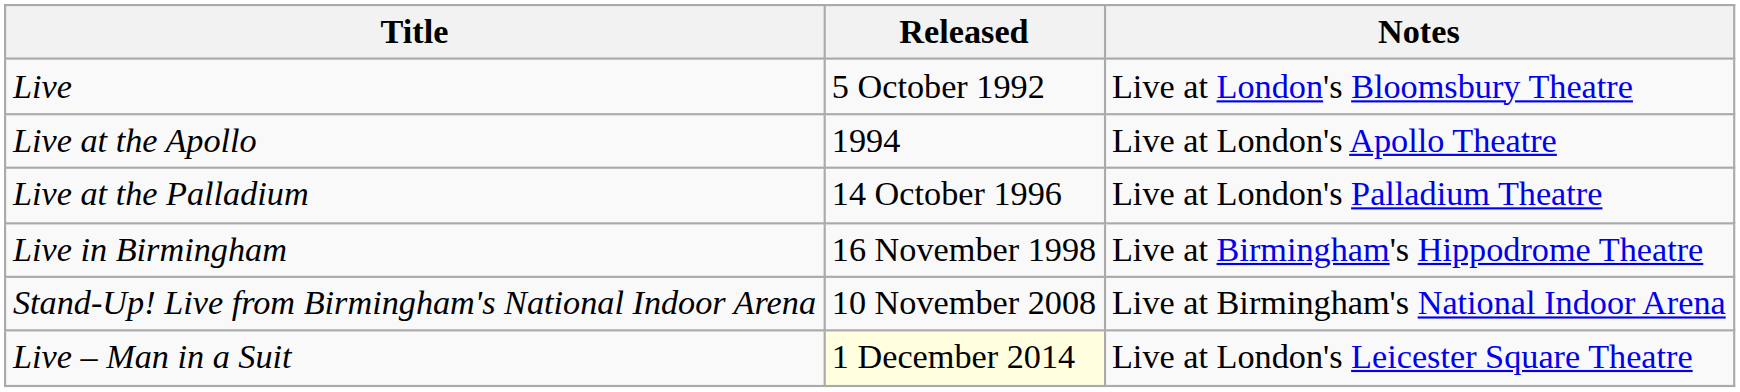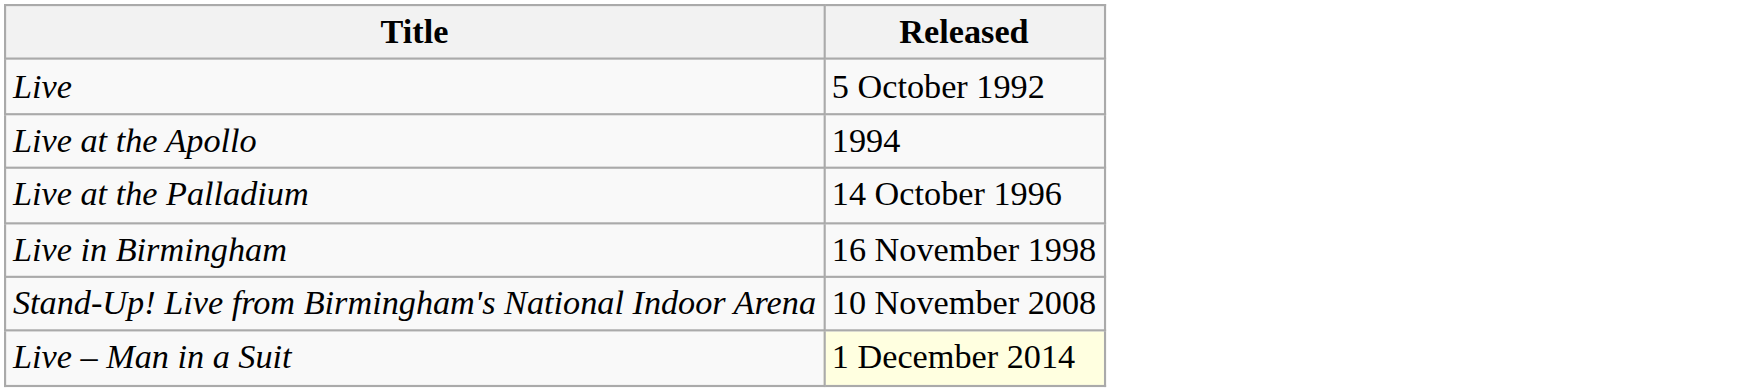- column: (1419, 31)
